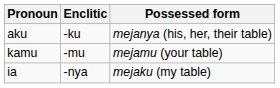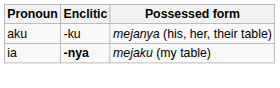- row: (22, 53)
(76, 72) normal -> (76, 53) bold
